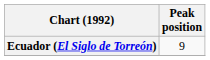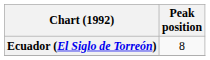(182, 45) 9 -> (182, 45) 8
